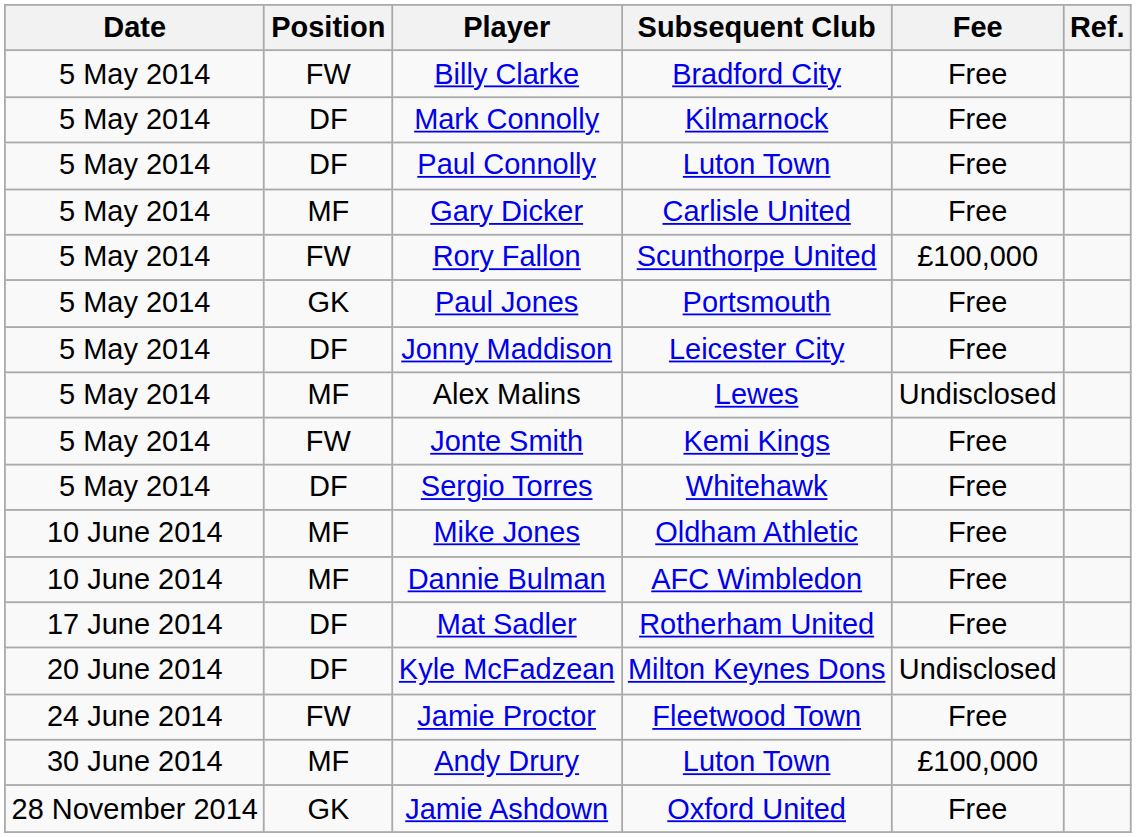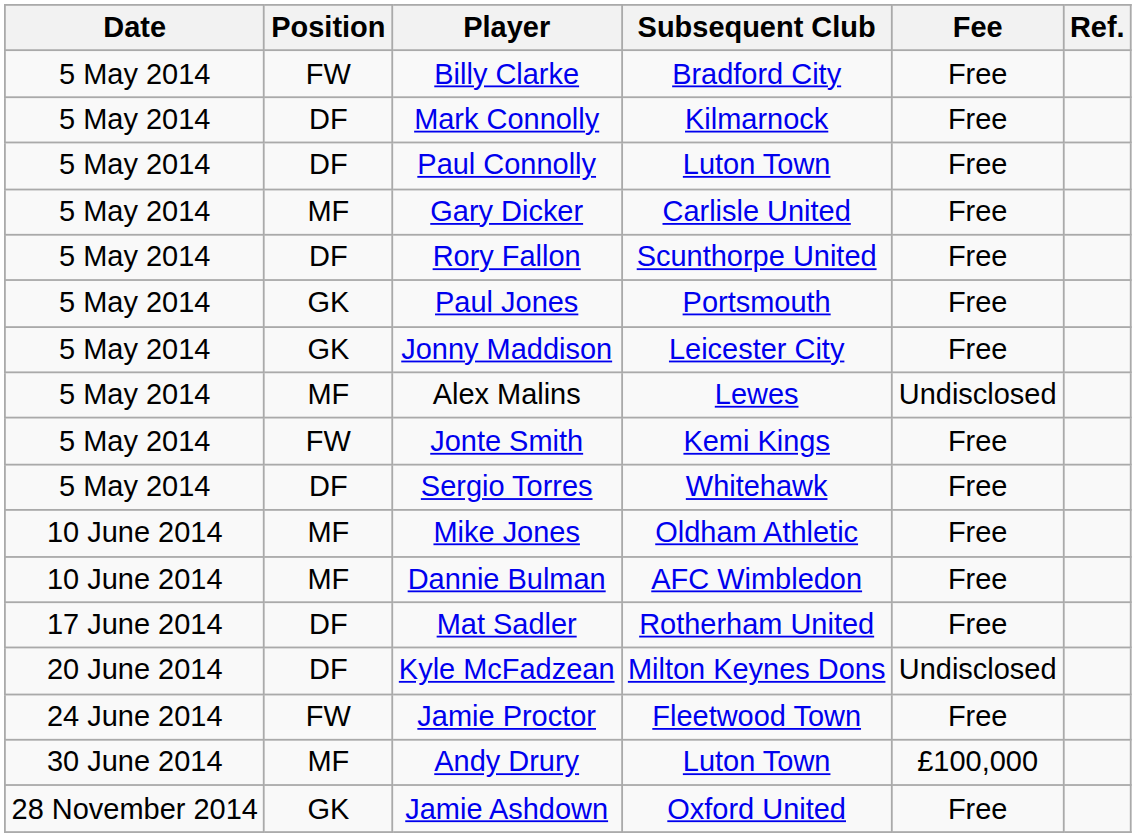(328, 257) FW -> (328, 257) DF
(978, 257) £100,000 -> (978, 257) Free
(328, 348) DF -> (328, 348) GK
